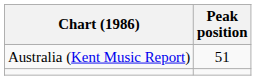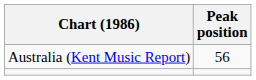(222, 56) 51 -> (222, 56) 56
